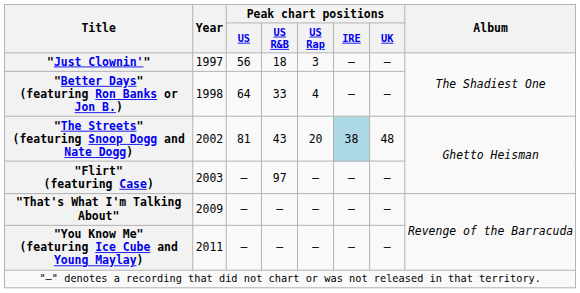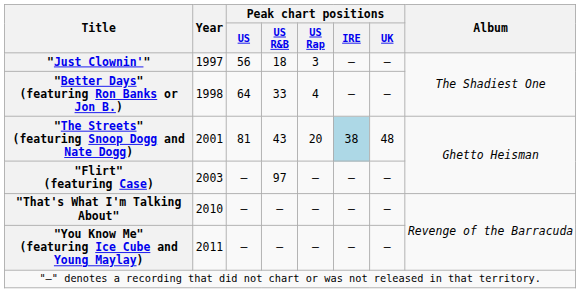(209, 139) 2002 -> (209, 139) 2001
(209, 209) 2009 -> (209, 209) 2010
